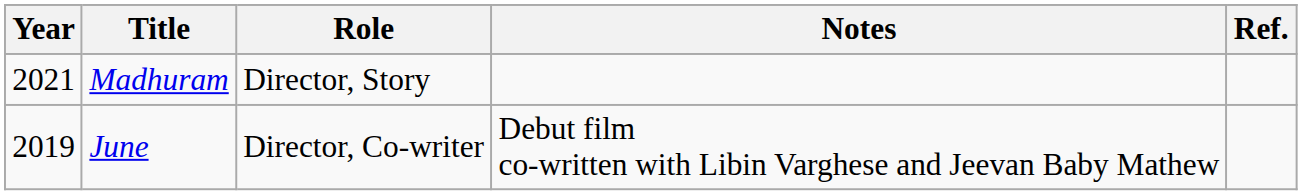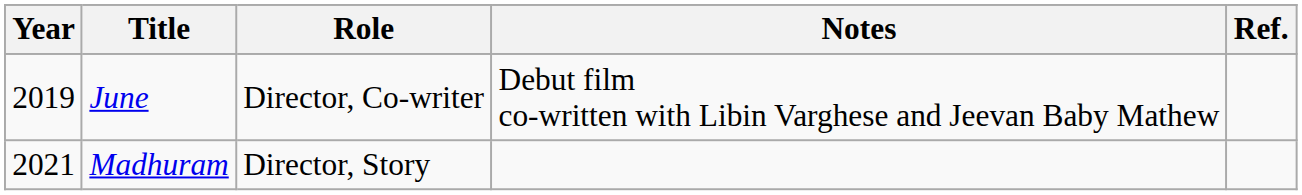rows swapped: (119, 146) <-> (159, 79)
